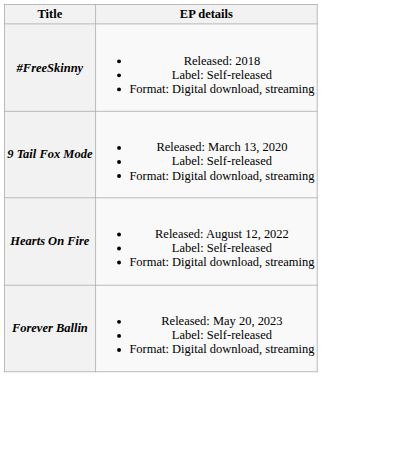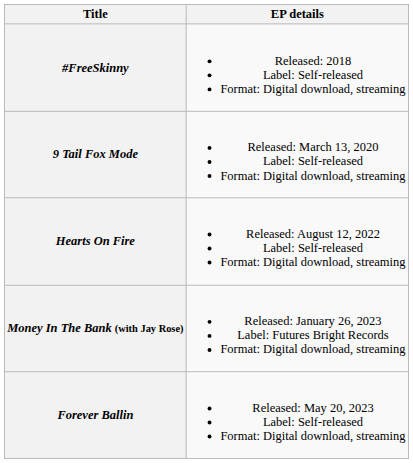+ row: (95, 328)
